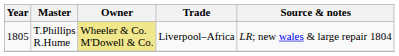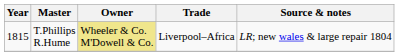(18, 36) 1805 -> (18, 36) 1815
